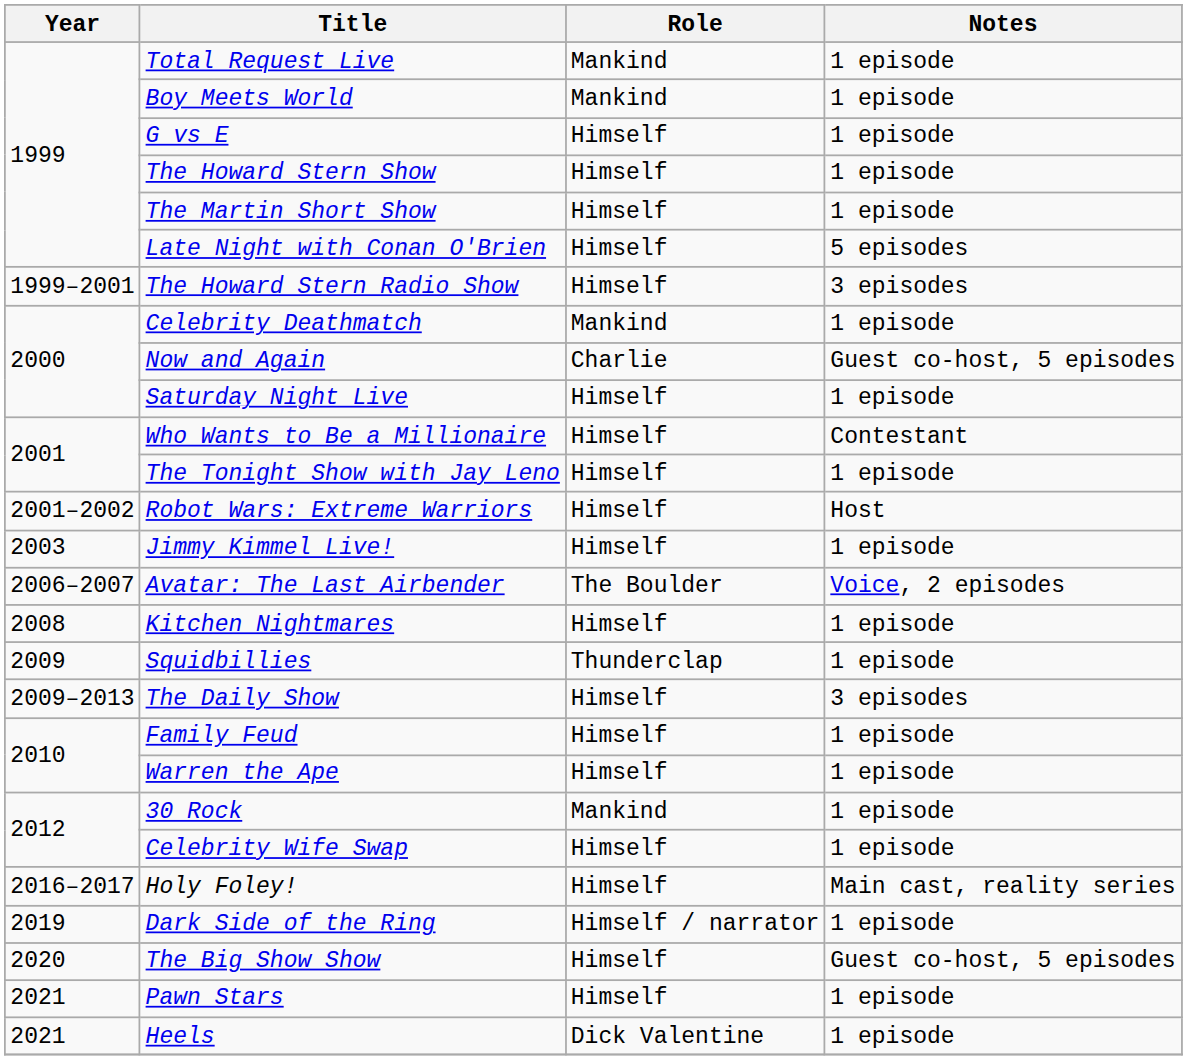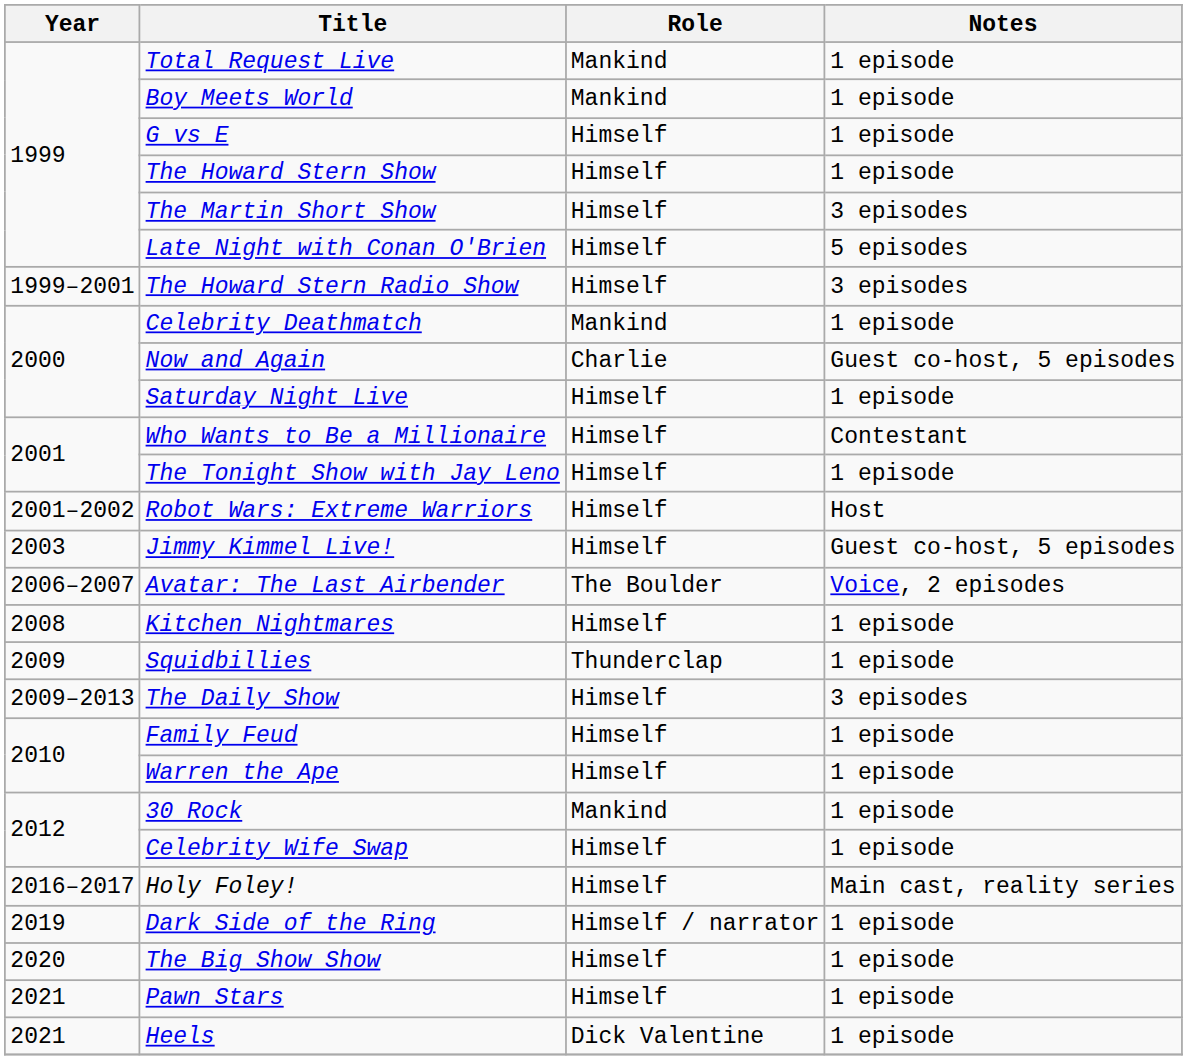(892, 211) 1 episode -> (899, 211) 3 episodes
(892, 549) 1 episode -> (1003, 549) Guest co-host, 5 episodes
(1003, 961) Guest co-host, 5 episodes -> (892, 961) 1 episode
